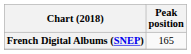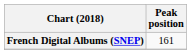(166, 40) 165 -> (166, 40) 161
